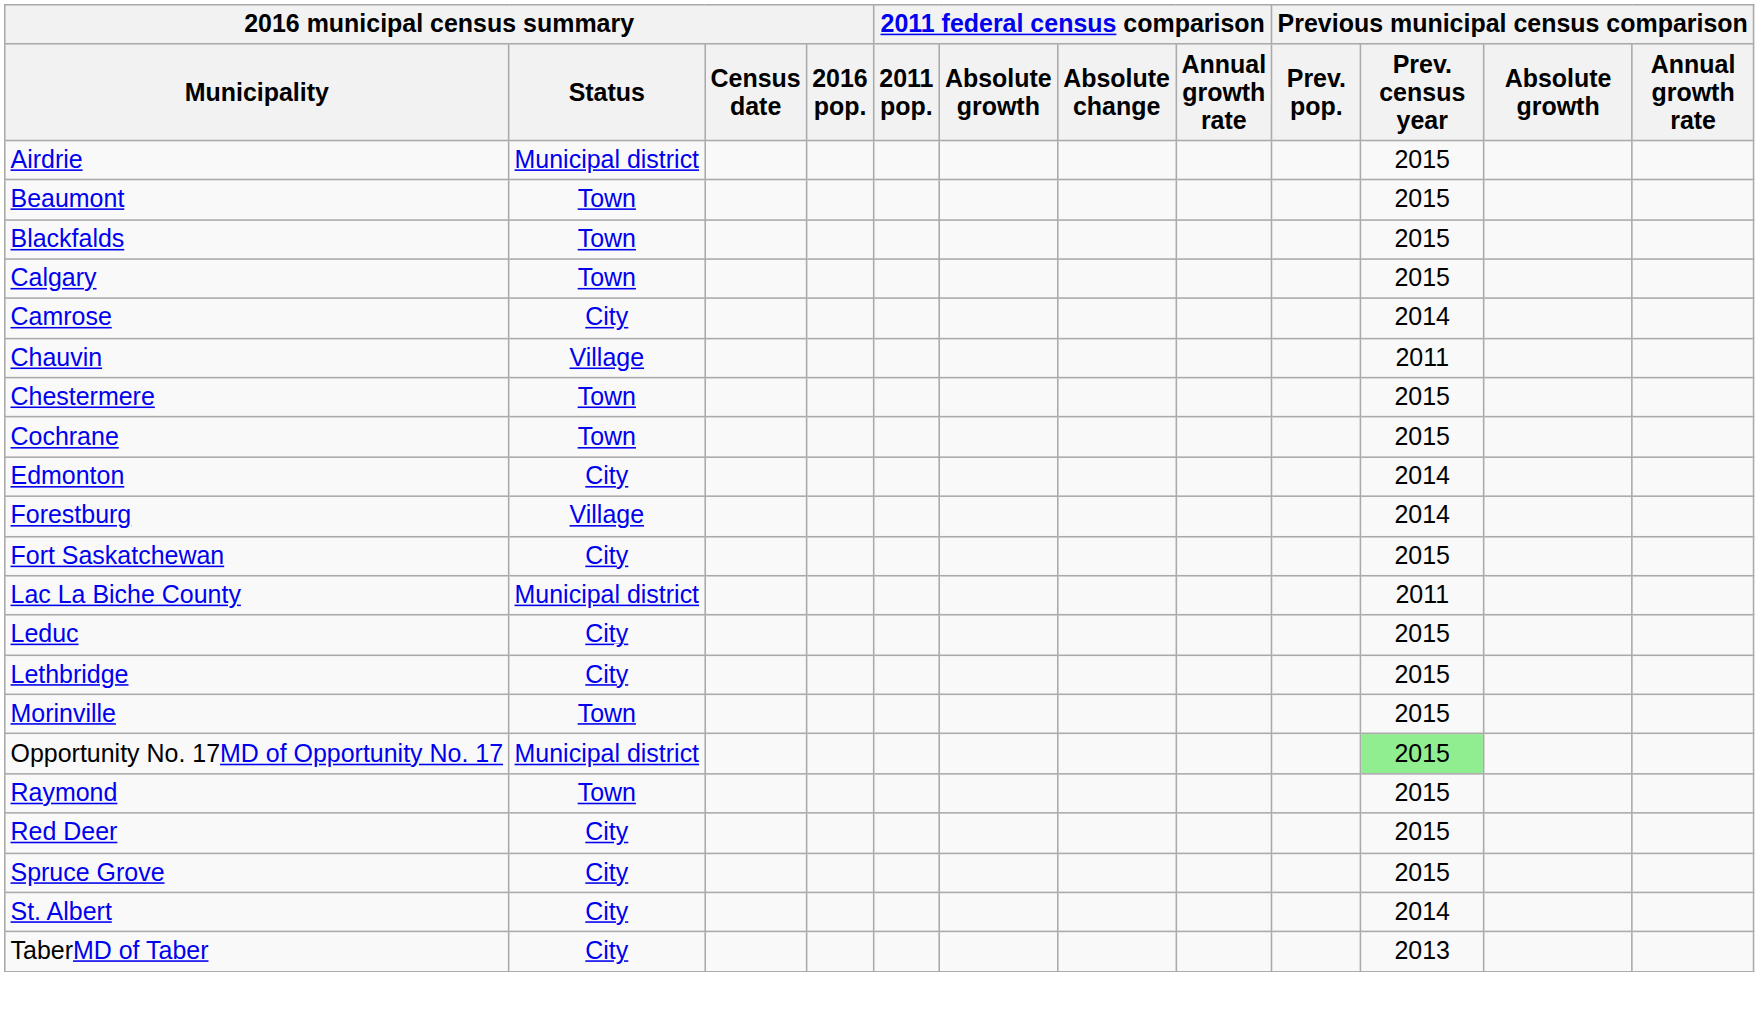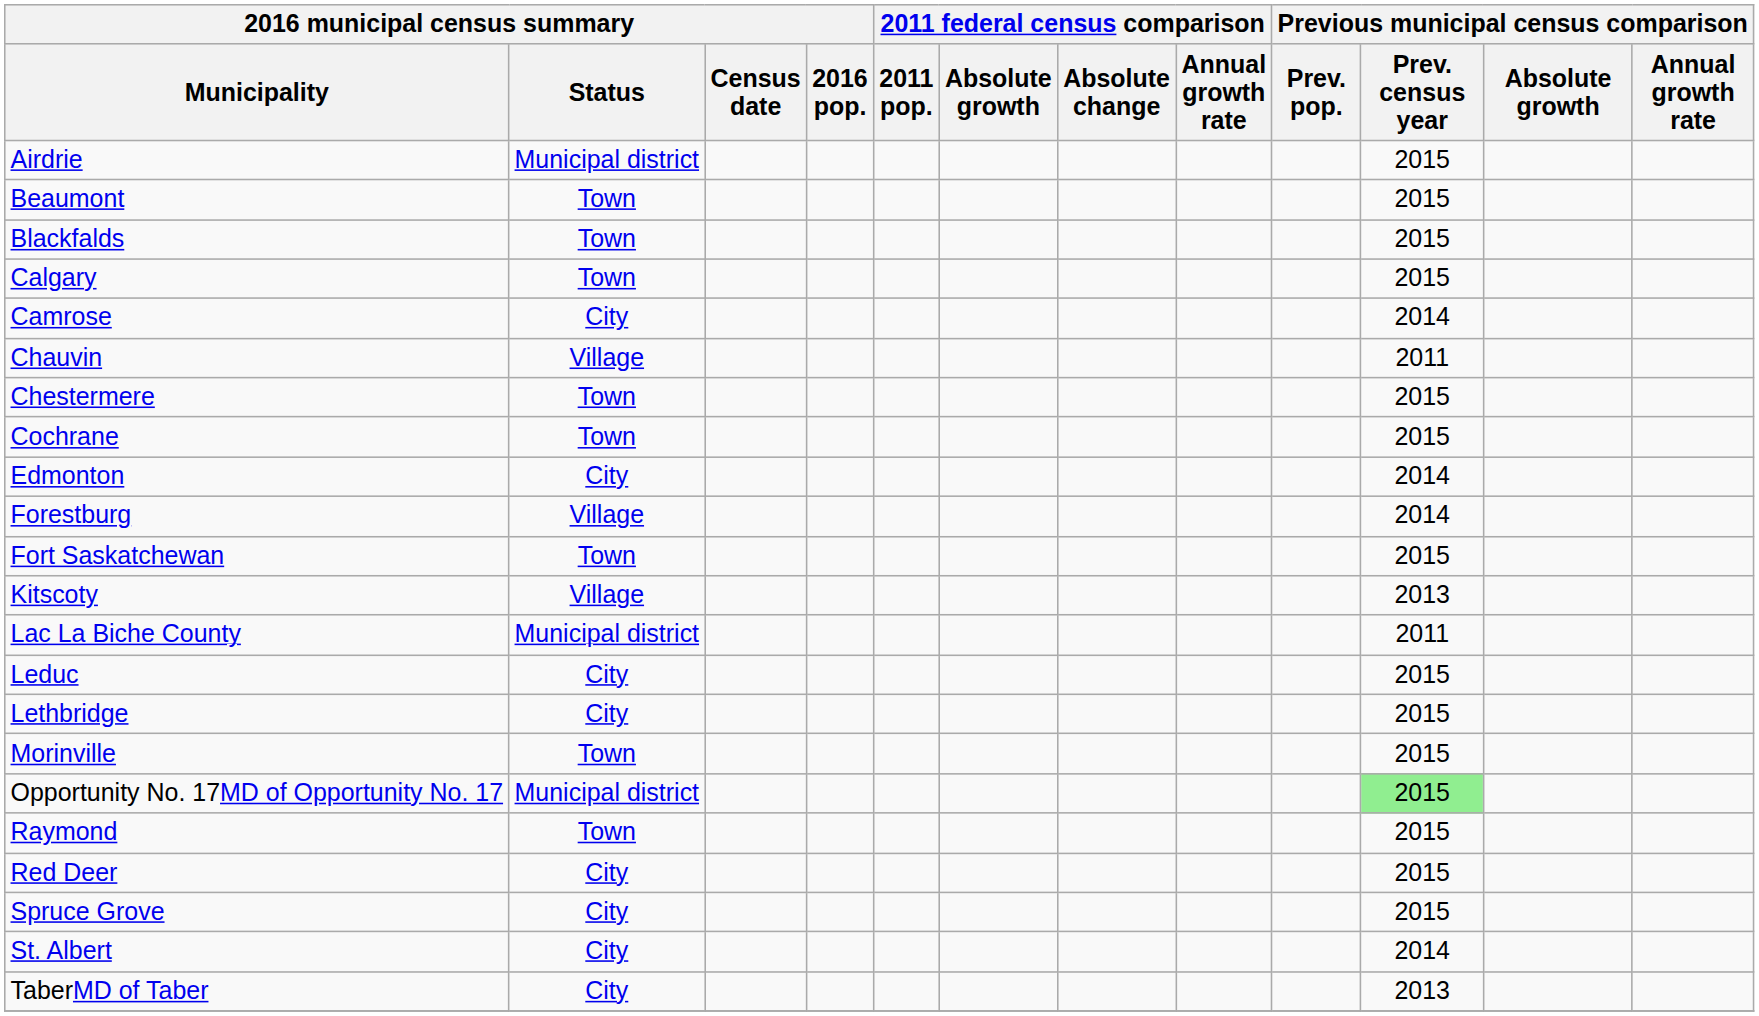(607, 555) City -> (607, 555) Town
+ row: (54, 595)
